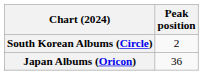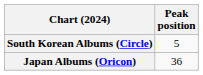(177, 43) 2 -> (177, 43) 5
